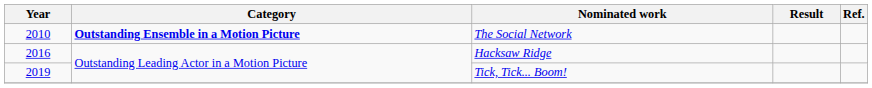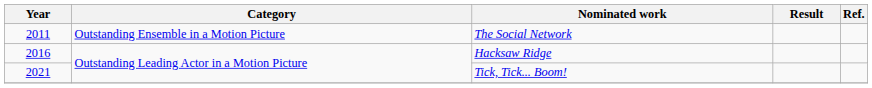(38, 33) 2010 -> (38, 33) 2011
(187, 33) bold -> (180, 33) normal
(38, 72) 2019 -> (38, 72) 2021
